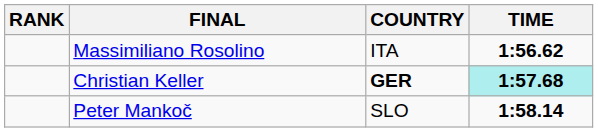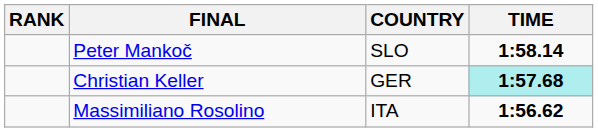rows swapped: (169, 50) <-> (133, 111)
(391, 80) bold -> (391, 80) normal
